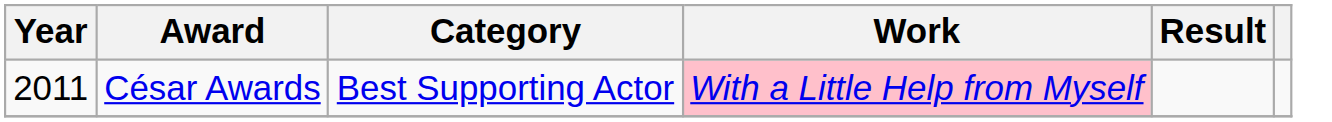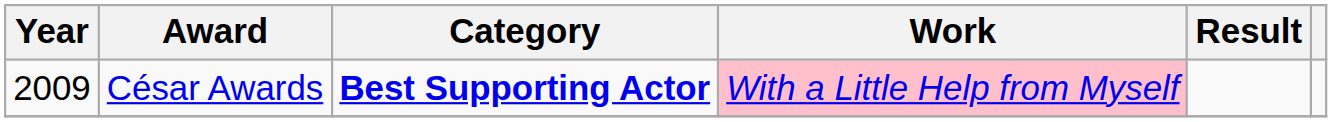(51, 87) 2011 -> (52, 87) 2009
(505, 87) normal -> (525, 87) bold
